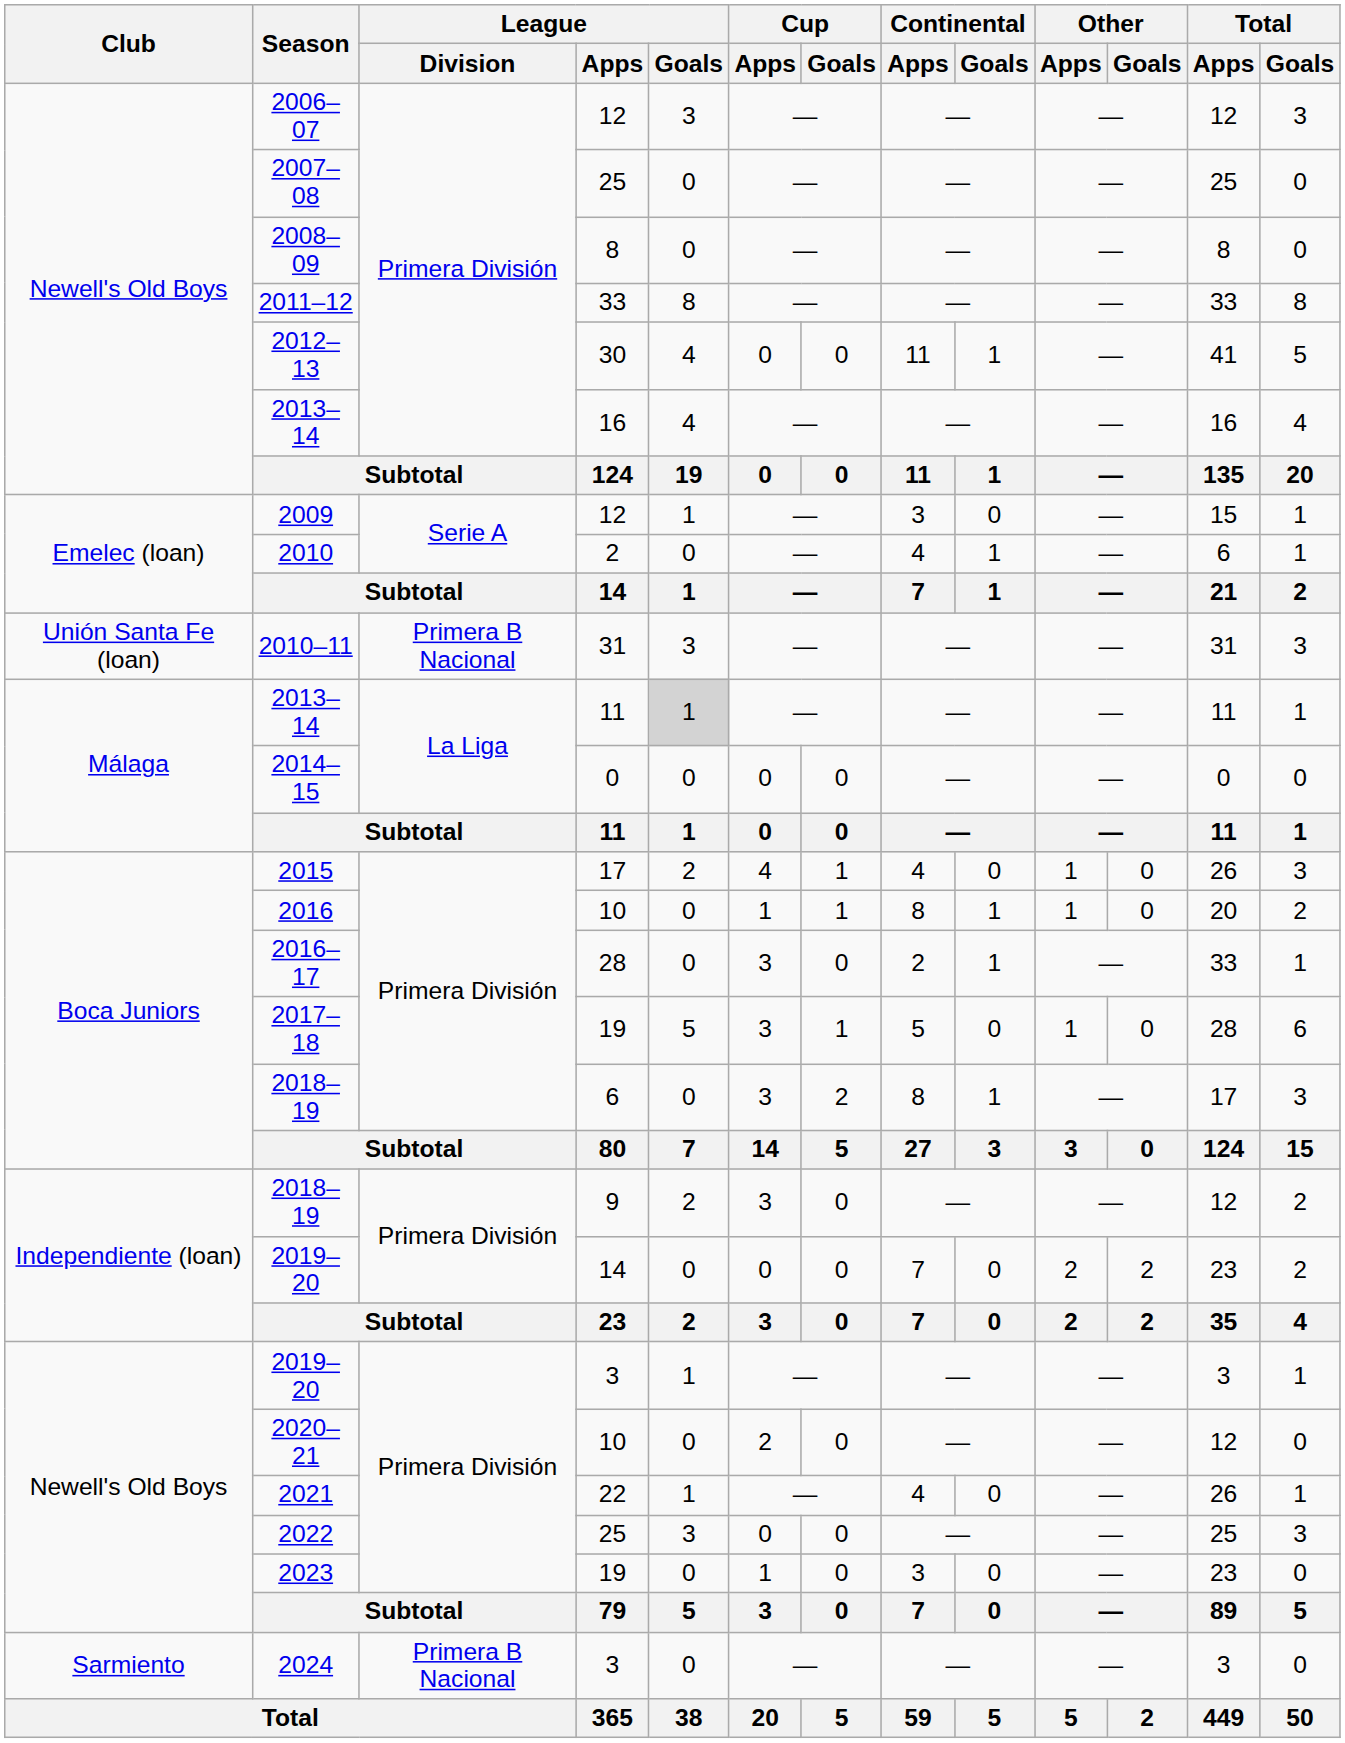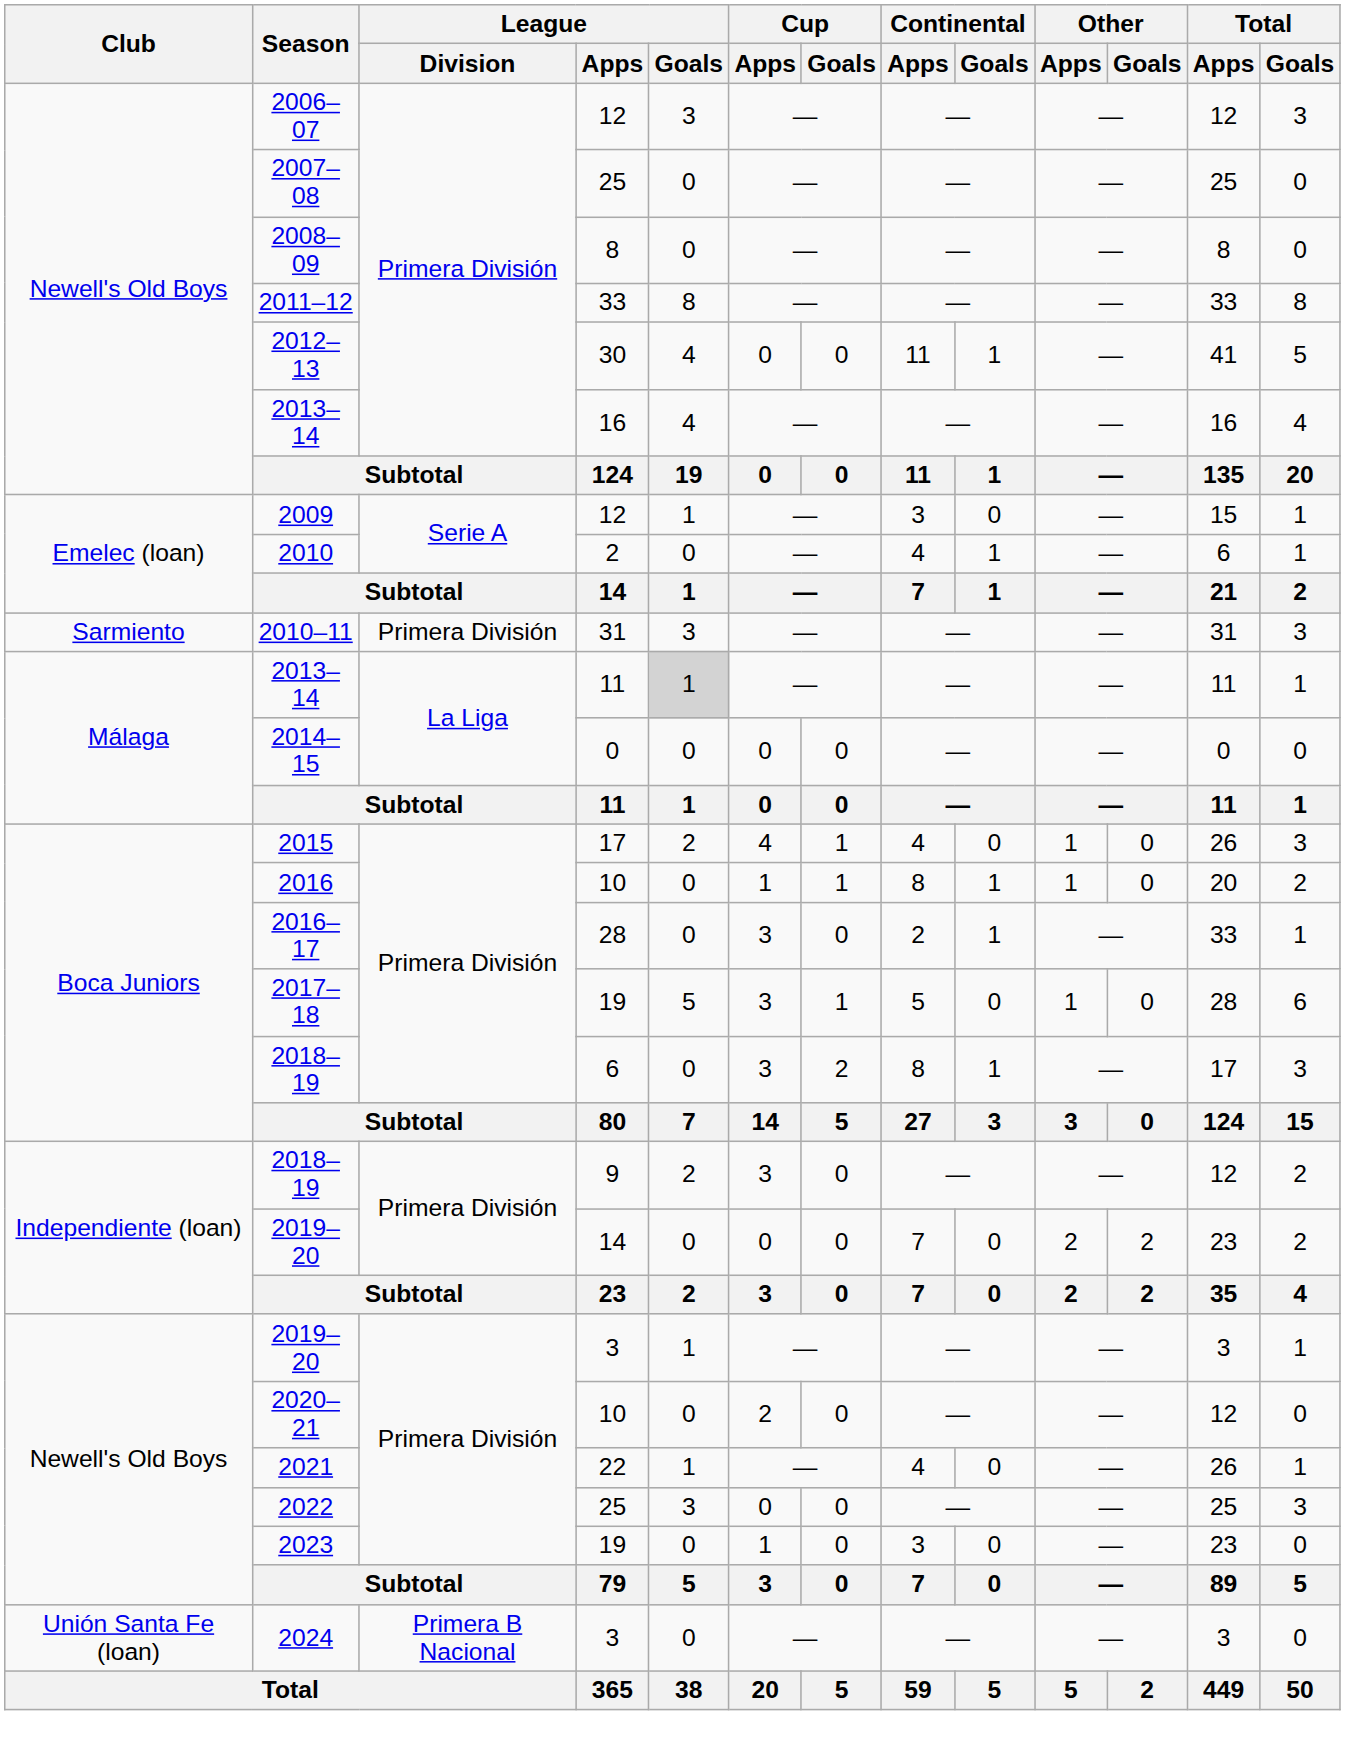(129, 645) Unión Santa Fe (loan) -> (129, 631) Sarmiento
(468, 645) Primera B Nacional -> (468, 631) Primera División
(129, 1665) Sarmiento -> (129, 1637) Unión Santa Fe (loan)
